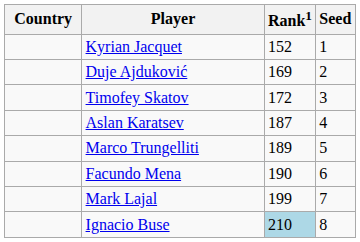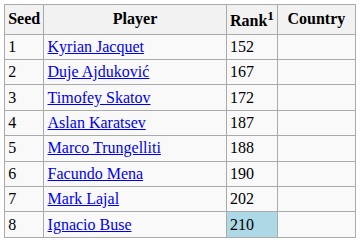columns swapped: (43, 19) <-> (335, 19)
(280, 72) 169 -> (242, 72) 167
(280, 148) 189 -> (242, 148) 188
(280, 199) 199 -> (242, 199) 202
